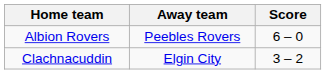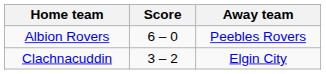columns swapped: (288, 15) <-> (192, 15)
